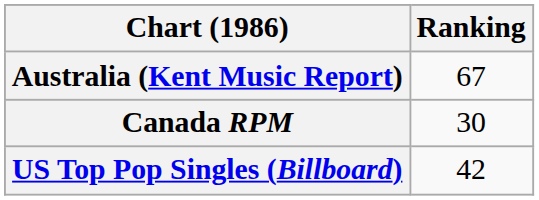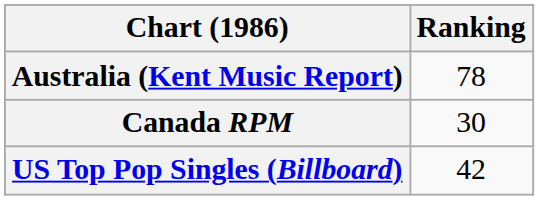(471, 75) 67 -> (471, 75) 78
